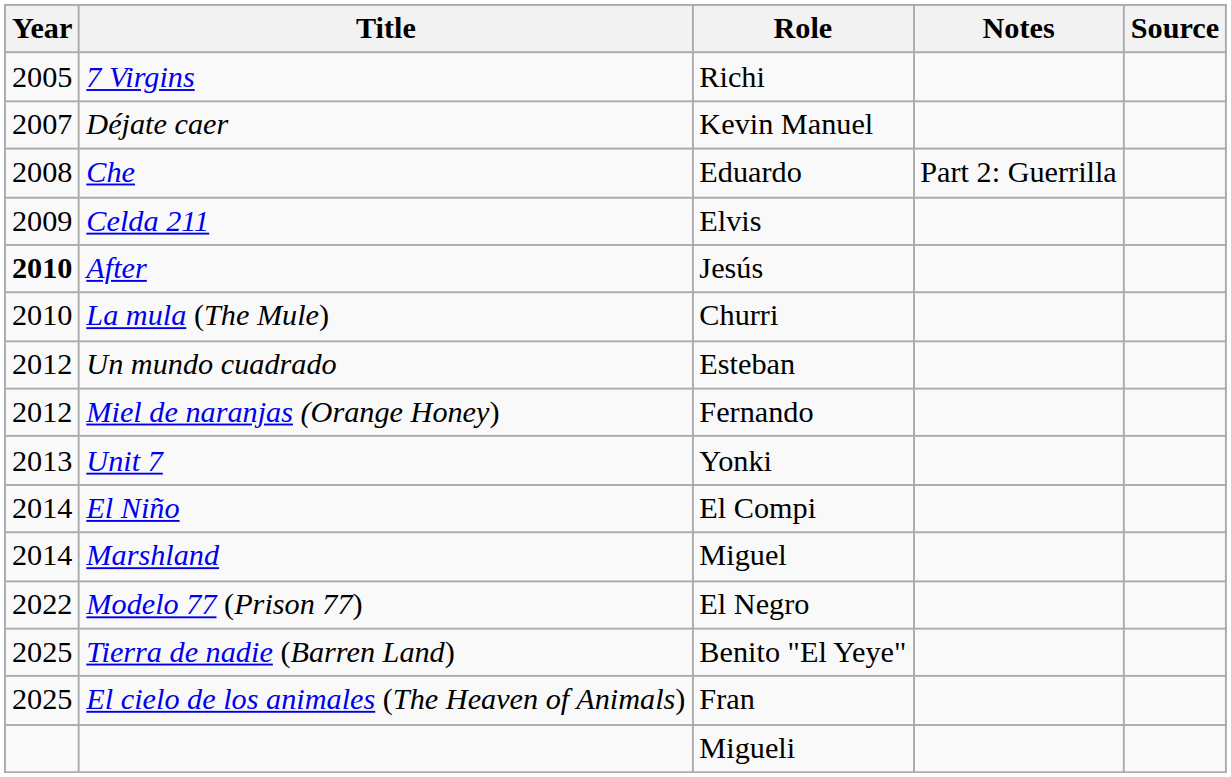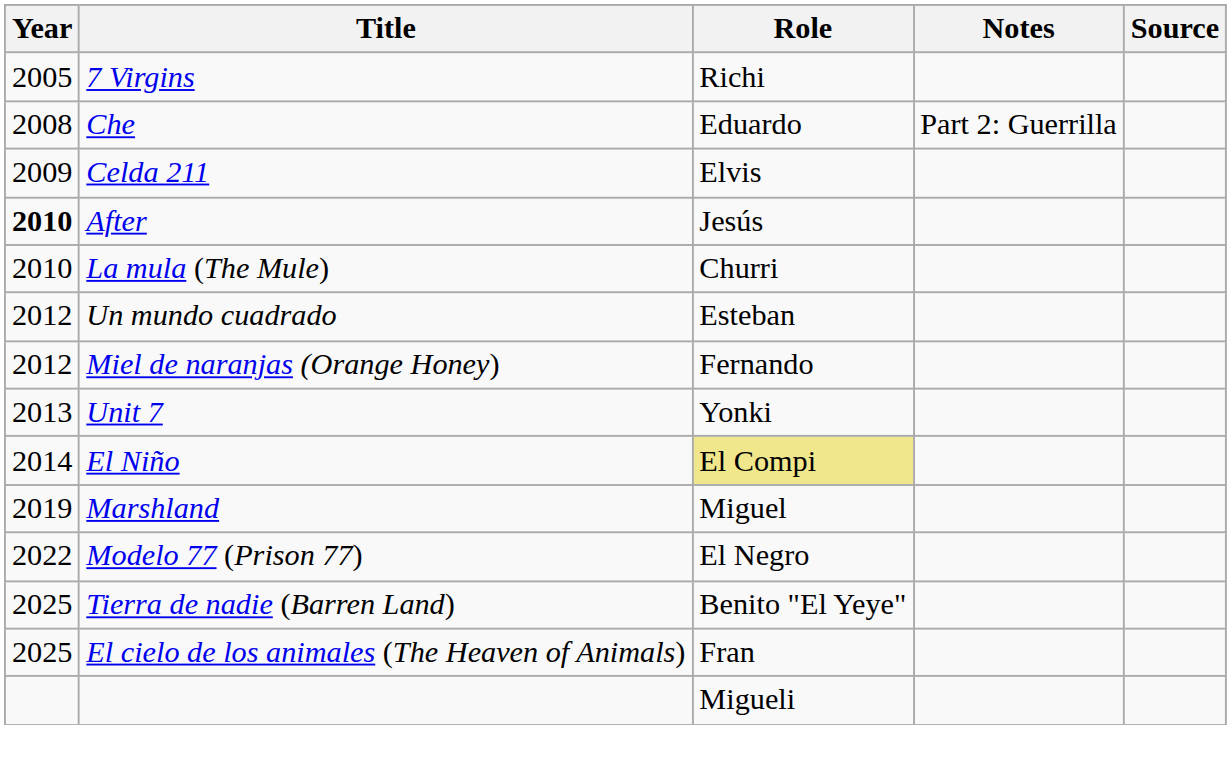- row: (157, 124)
(758, 508) no background -> (758, 460) khaki background
(42, 556) 2014 -> (42, 508) 2019
